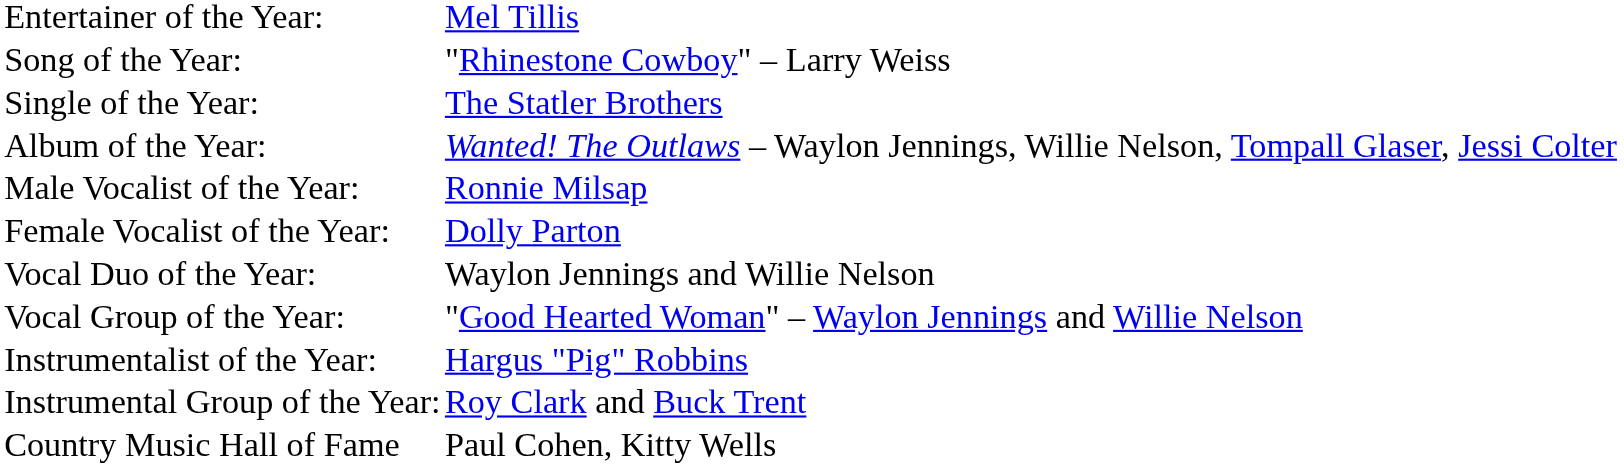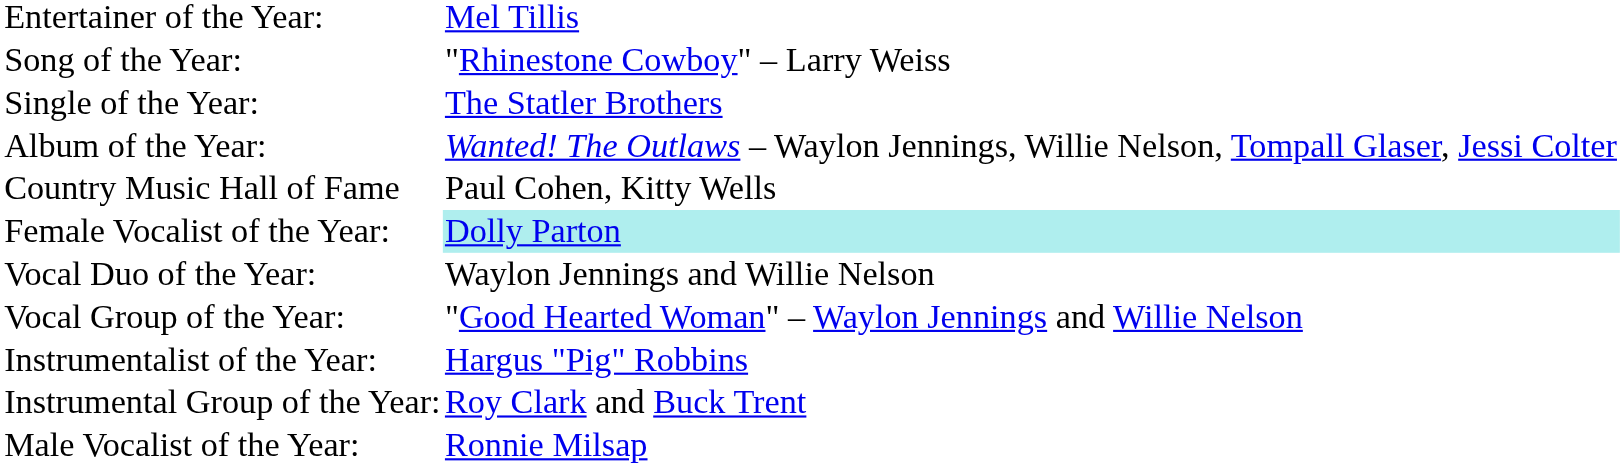rows swapped: (182, 188) <-> (202, 444)
(533, 230) no background -> (533, 230) paleturquoise background
